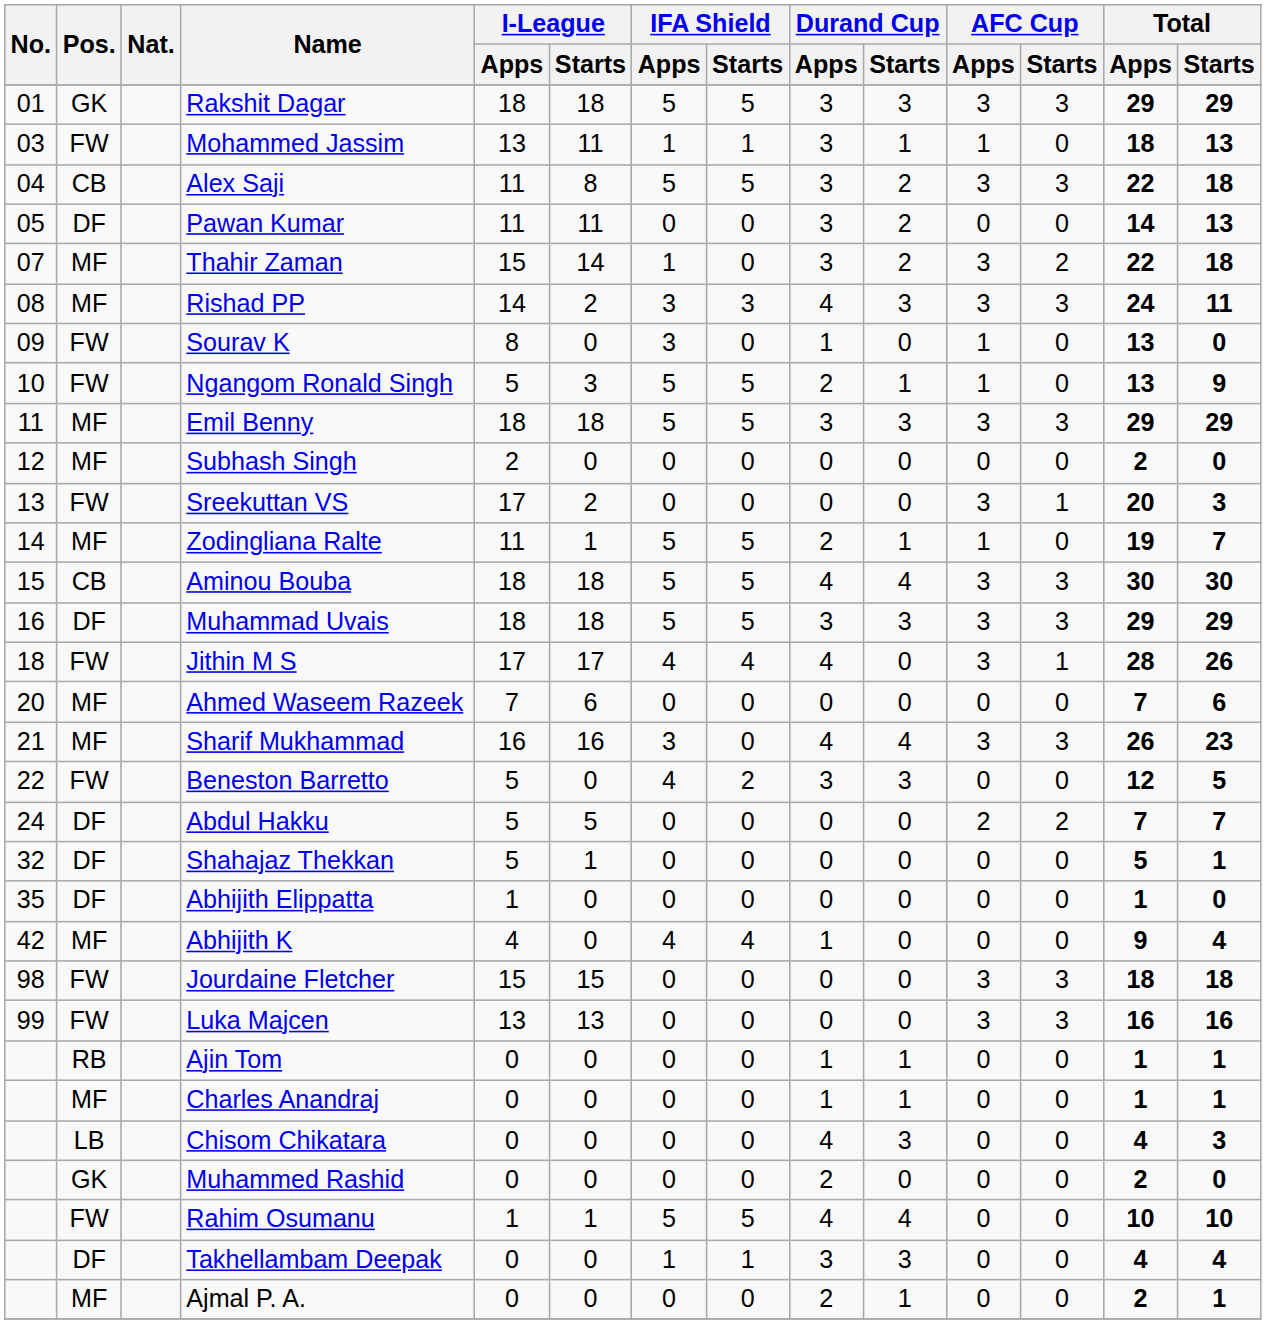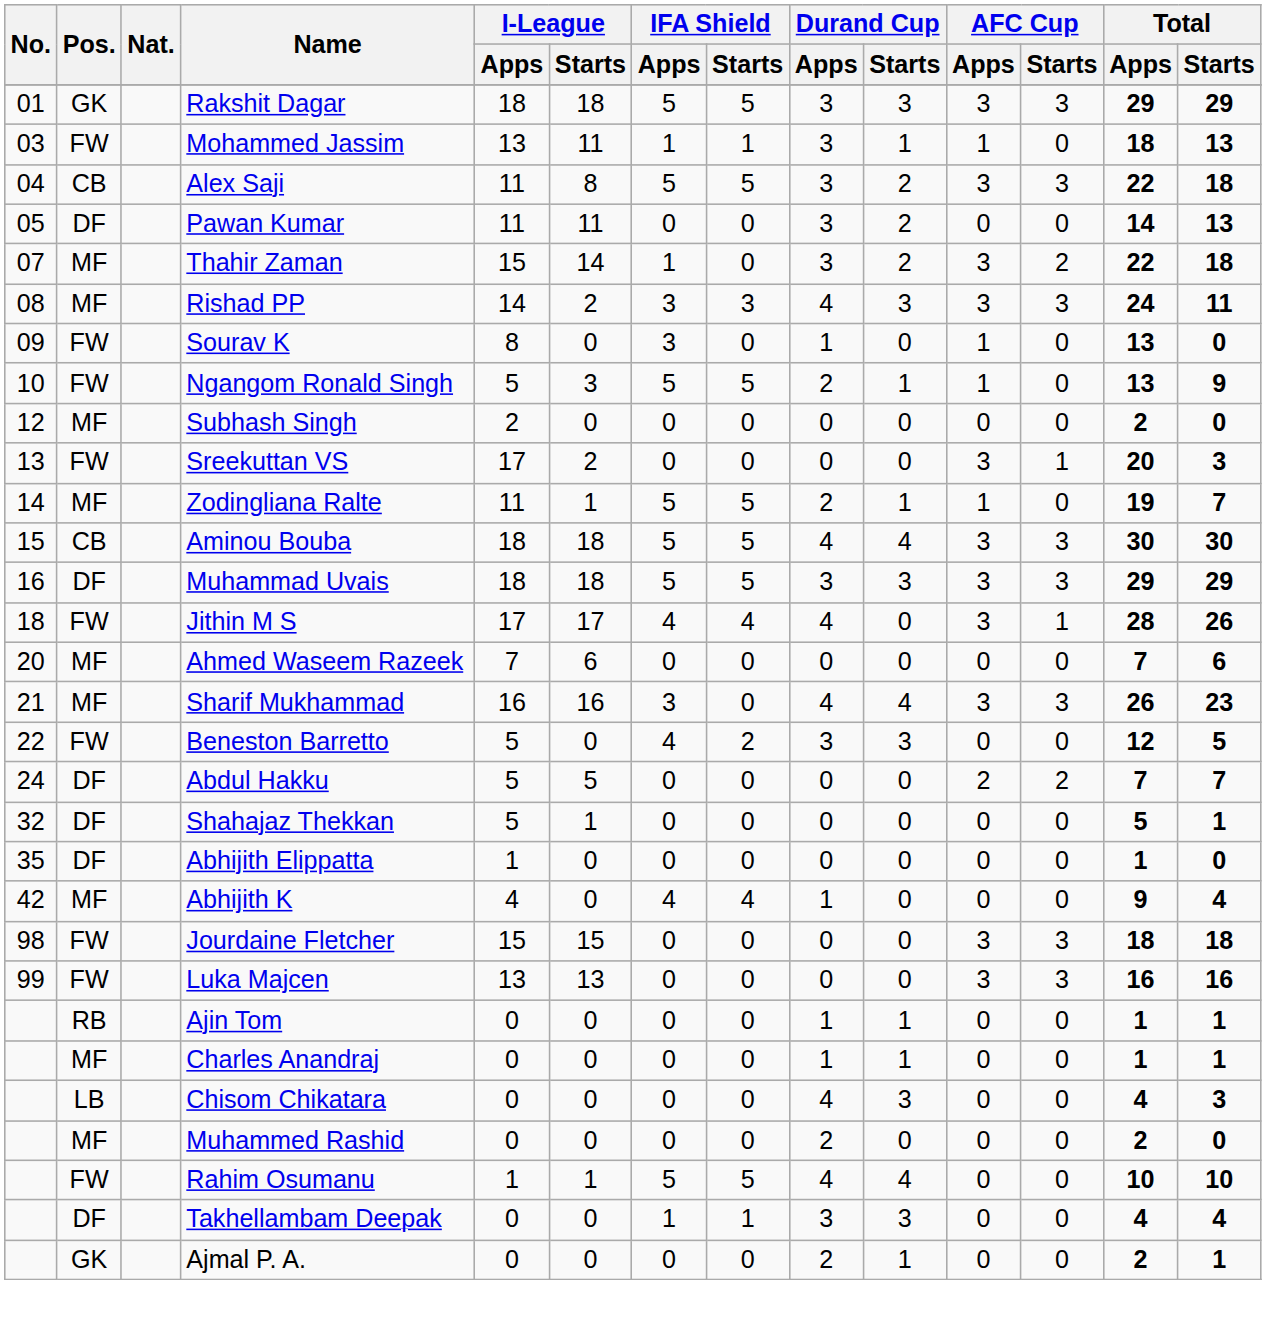- row: (250, 422)
(89, 1179) GK -> (89, 1139) MF
(89, 1299) MF -> (89, 1259) GK
